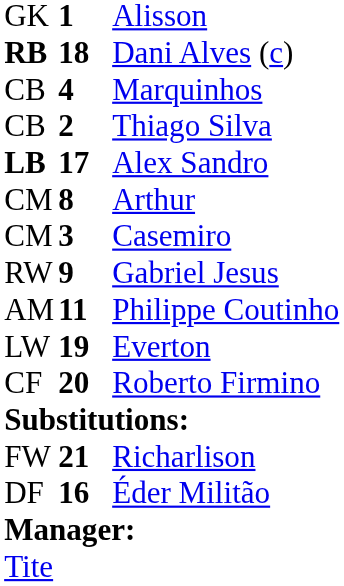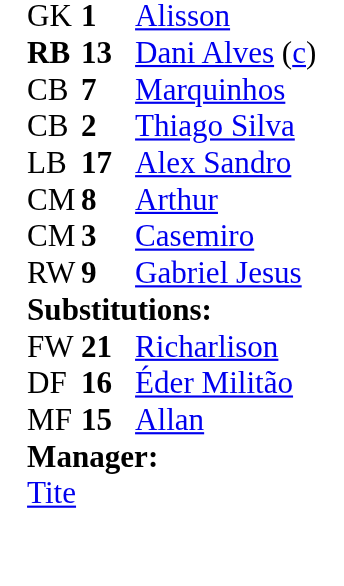(74, 52) 18 -> (97, 52) 13
(66, 89) 4 -> (89, 89) 7
(25, 162) bold -> (47, 162) normal
- row: (226, 309)
- row: (161, 346)
- row: (216, 382)
+ row: (170, 419)
